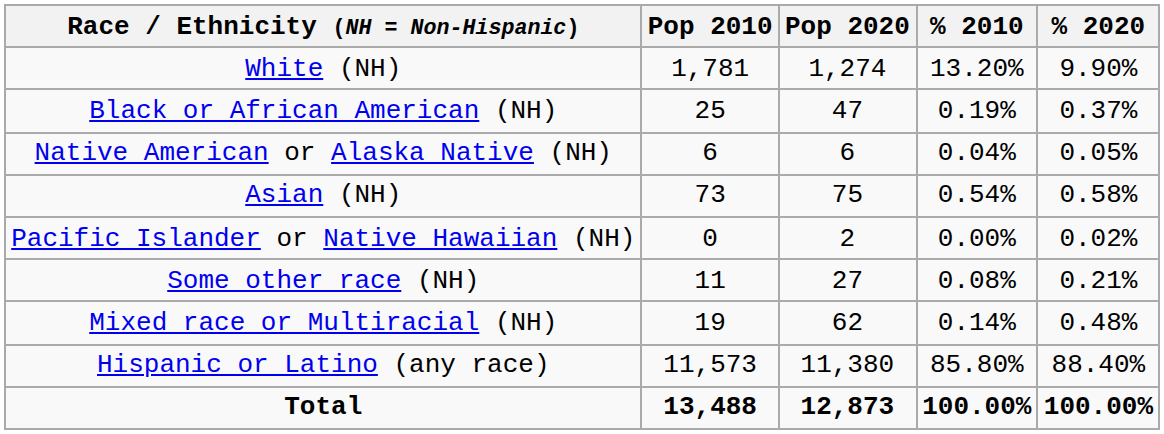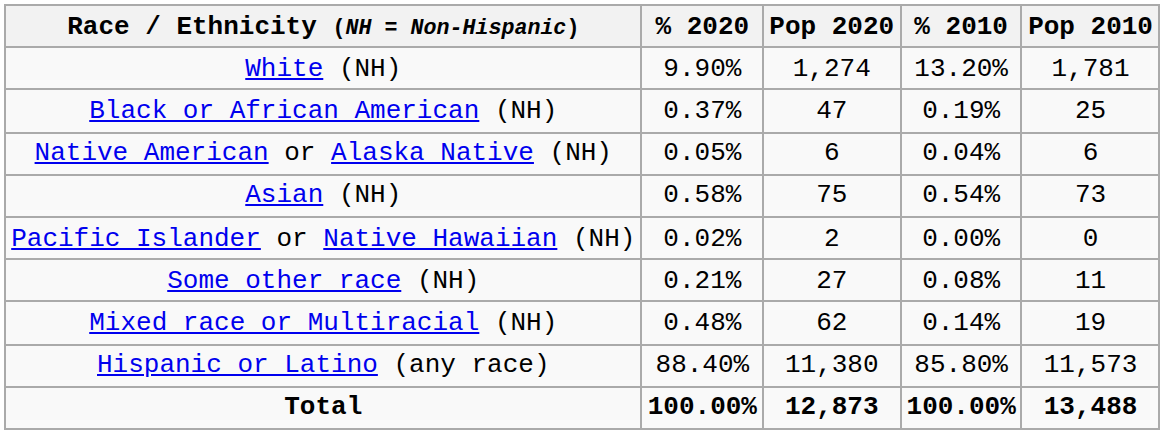columns swapped: (710, 26) <-> (1098, 26)
